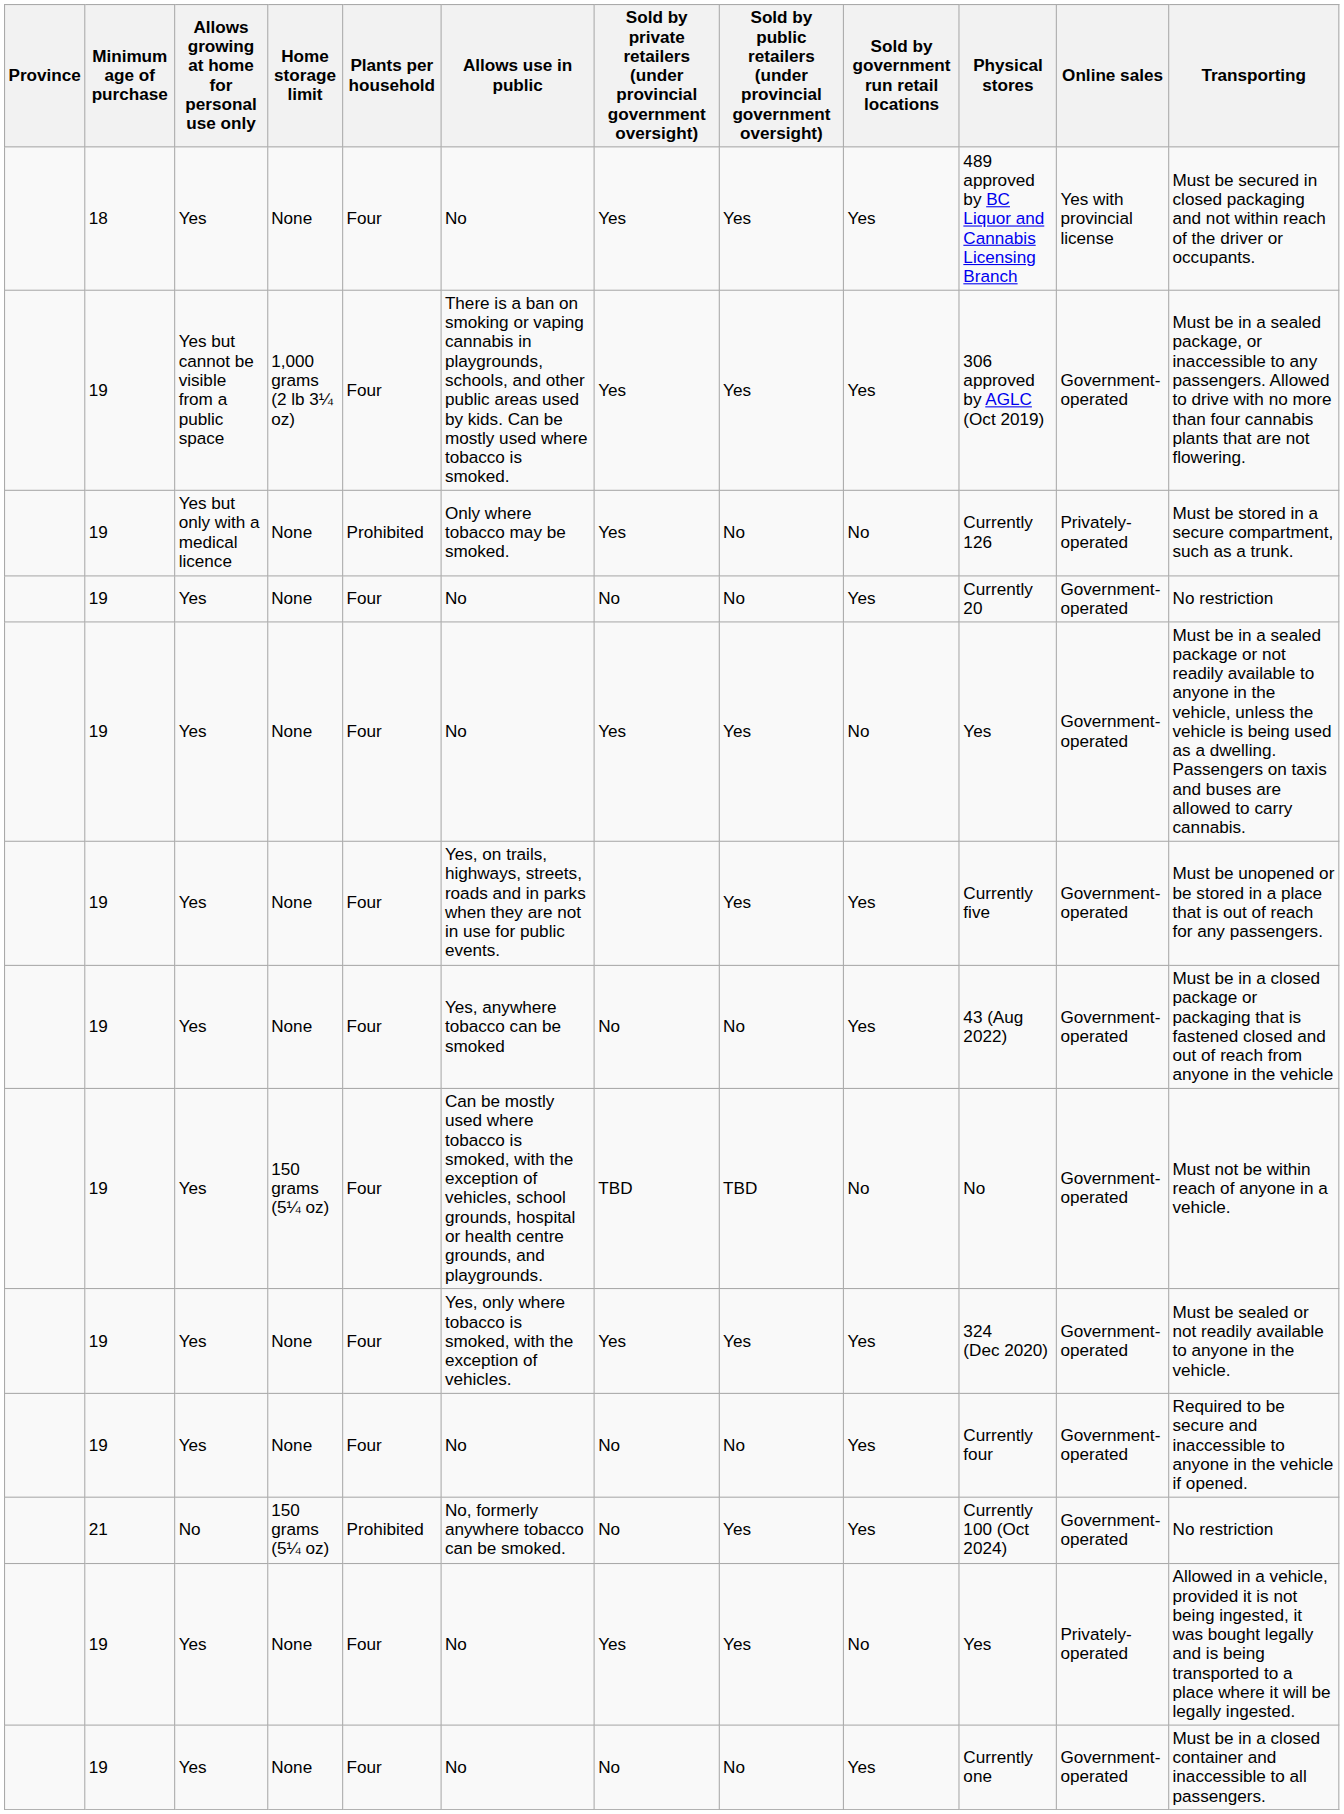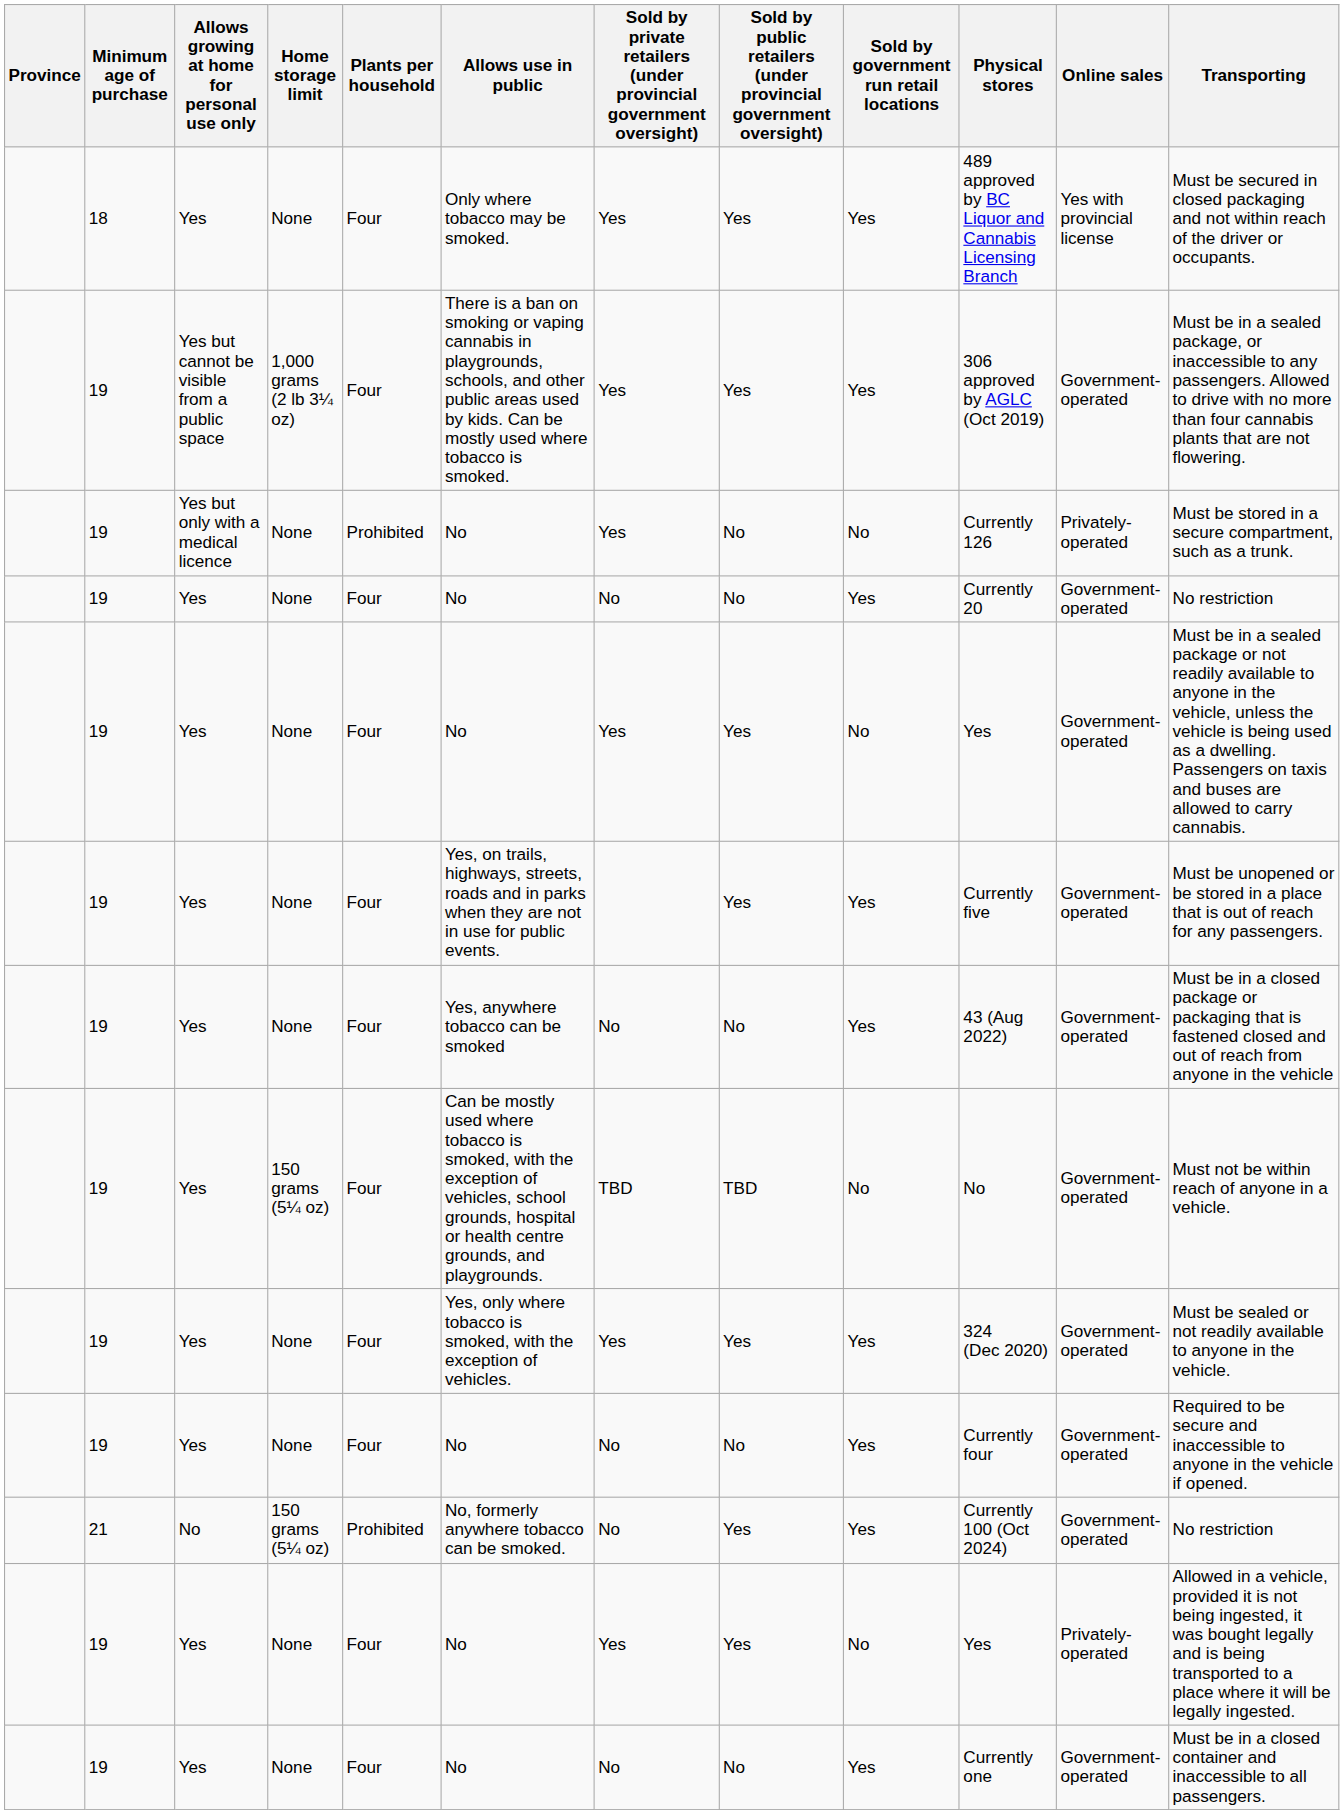(456, 218) No -> (505, 218) Only where tobacco may be smoked.
(505, 532) Only where tobacco may be smoked. -> (456, 532) No
